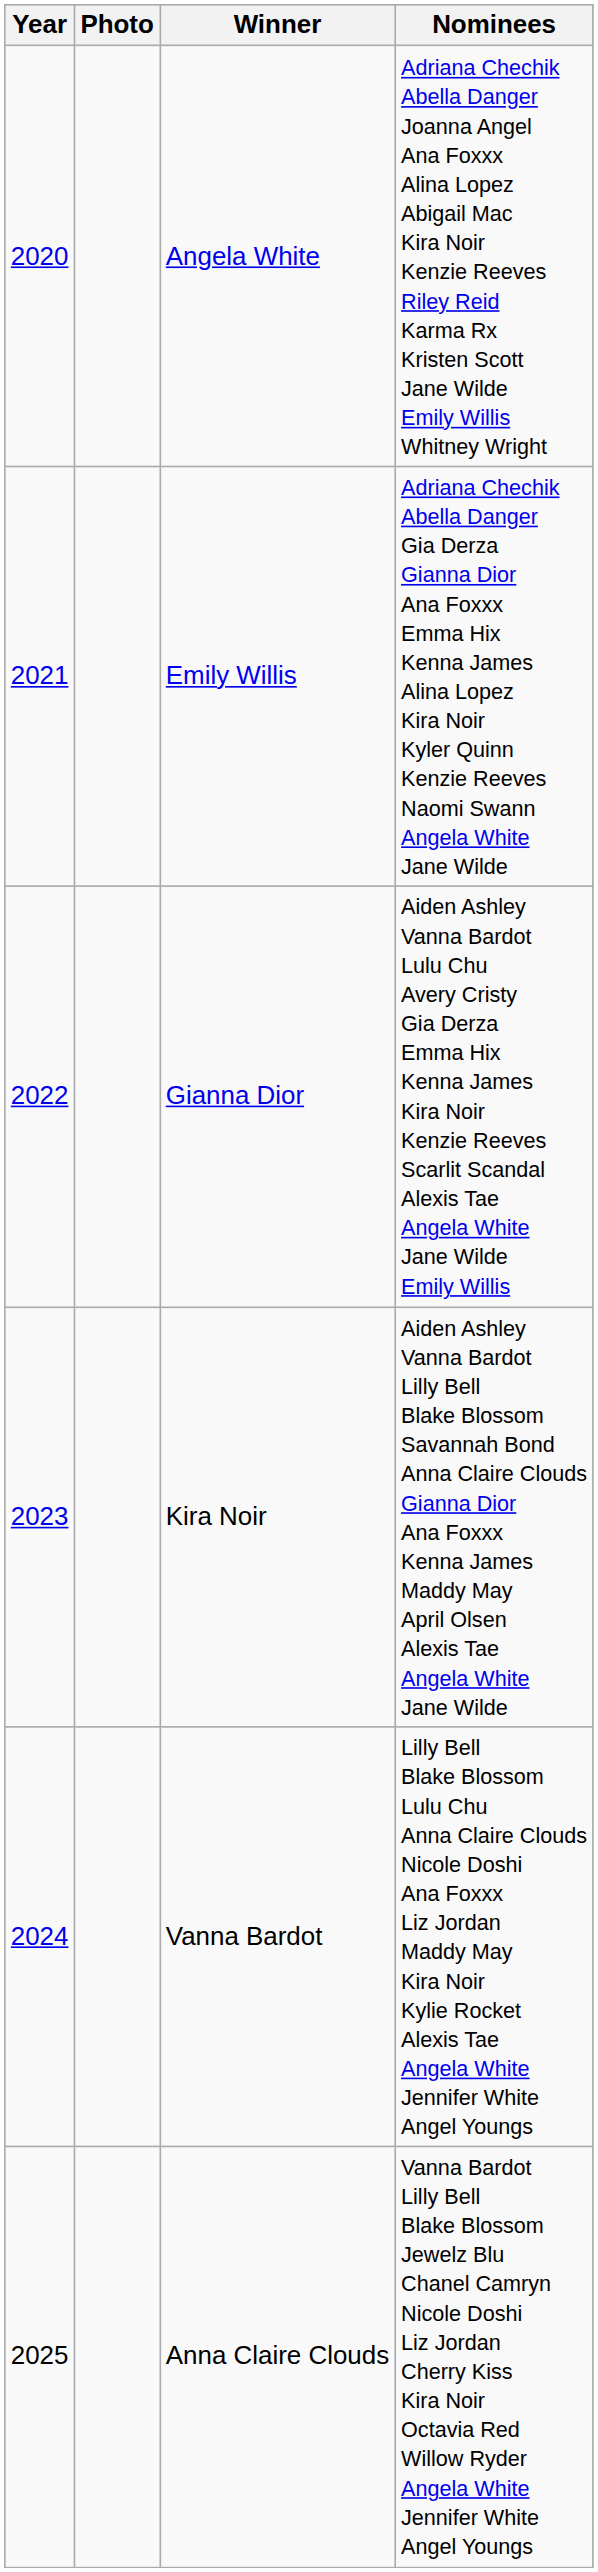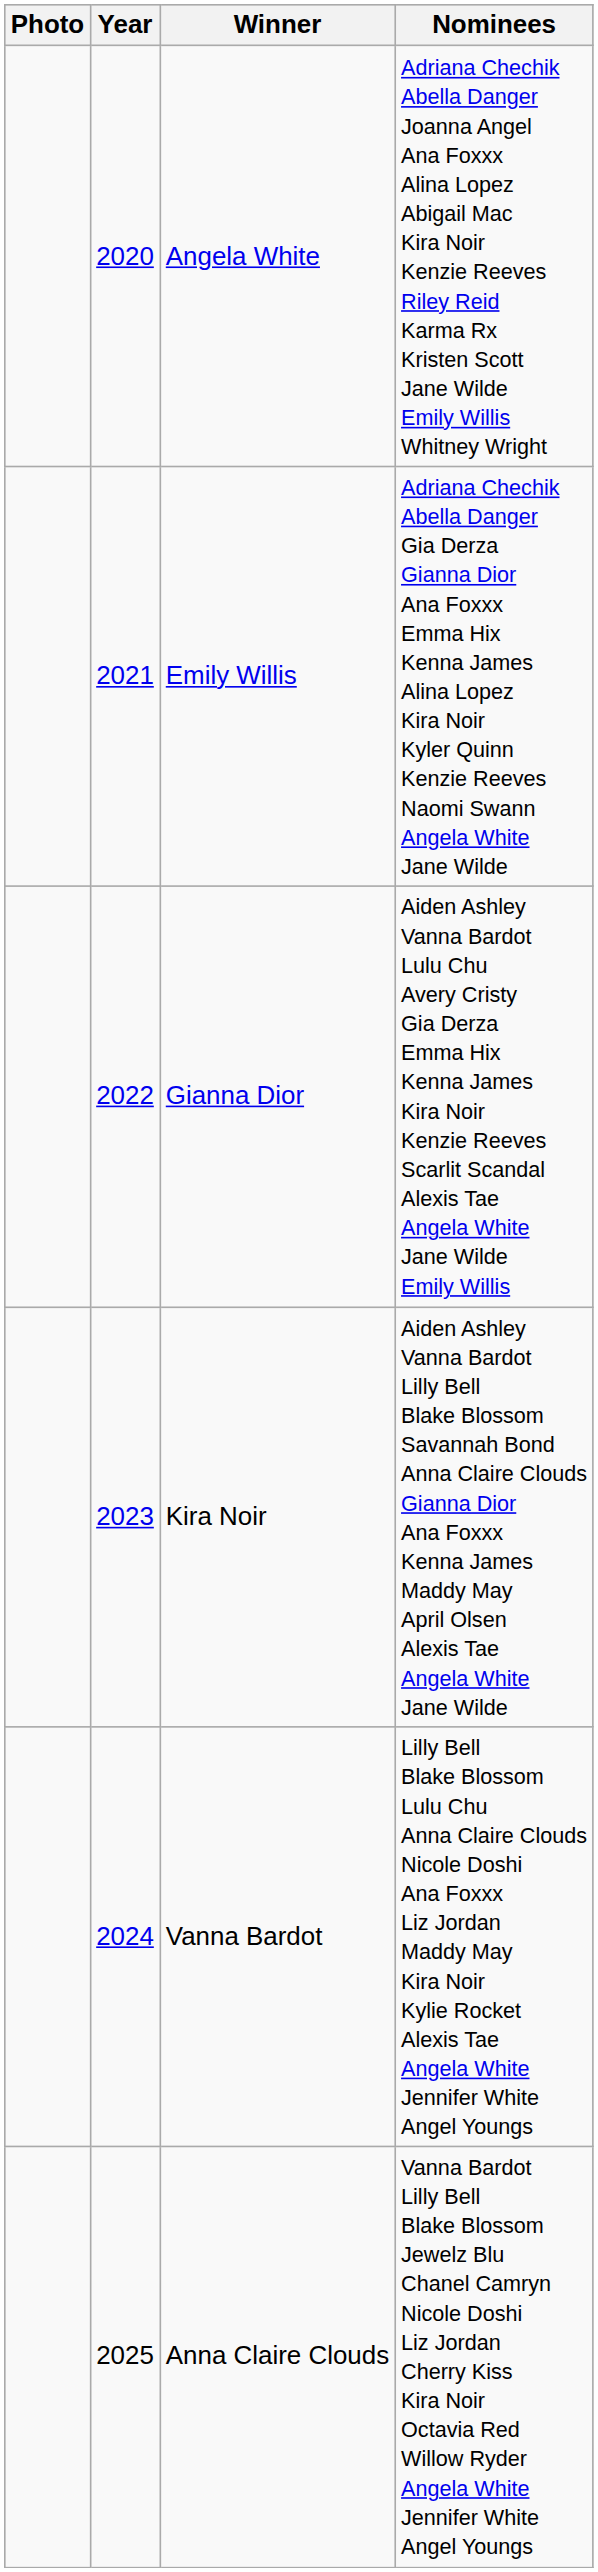columns swapped: (40, 25) <-> (117, 25)
